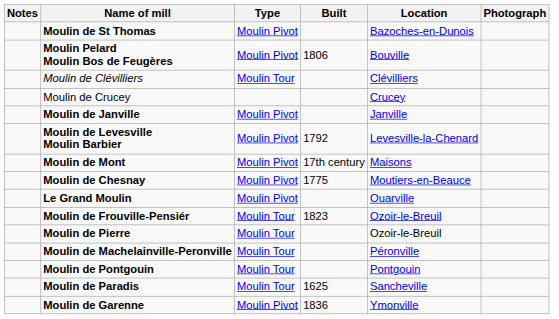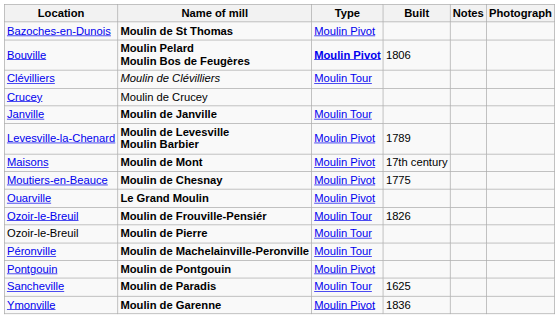columns swapped: (424, 13) <-> (22, 13)
(267, 55) normal -> (347, 55) bold
(267, 114) Moulin Pivot -> (343, 114) Moulin Tour
(316, 138) 1792 -> (398, 138) 1789
(316, 216) 1823 -> (398, 216) 1826
(266, 269) Moulin Tour -> (345, 269) Moulin Pivot
